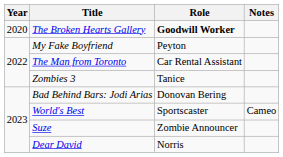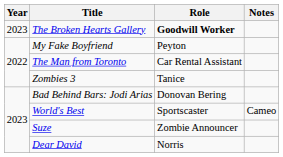(17, 29) 2020 -> (17, 29) 2023
